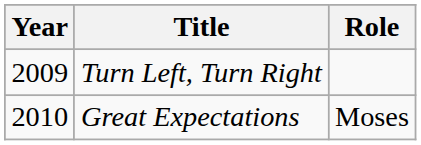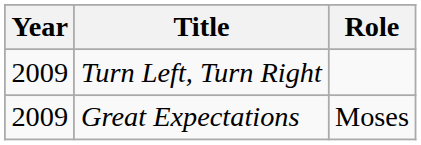(40, 116) 2010 -> (40, 116) 2009
